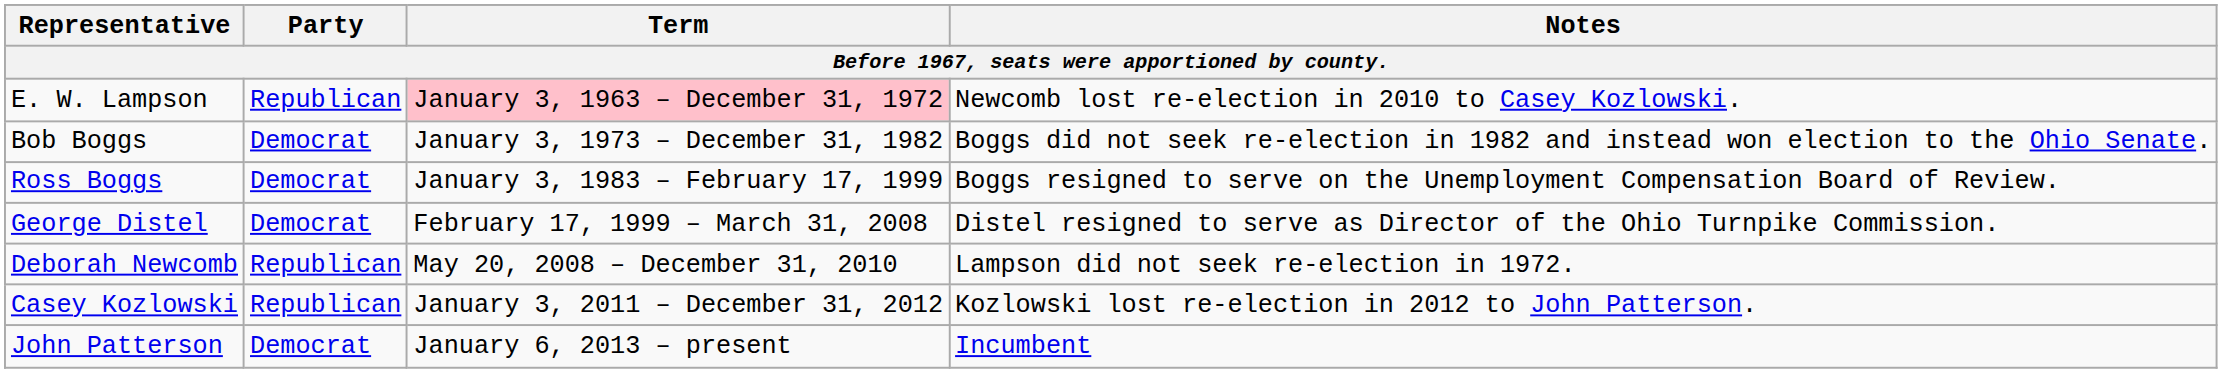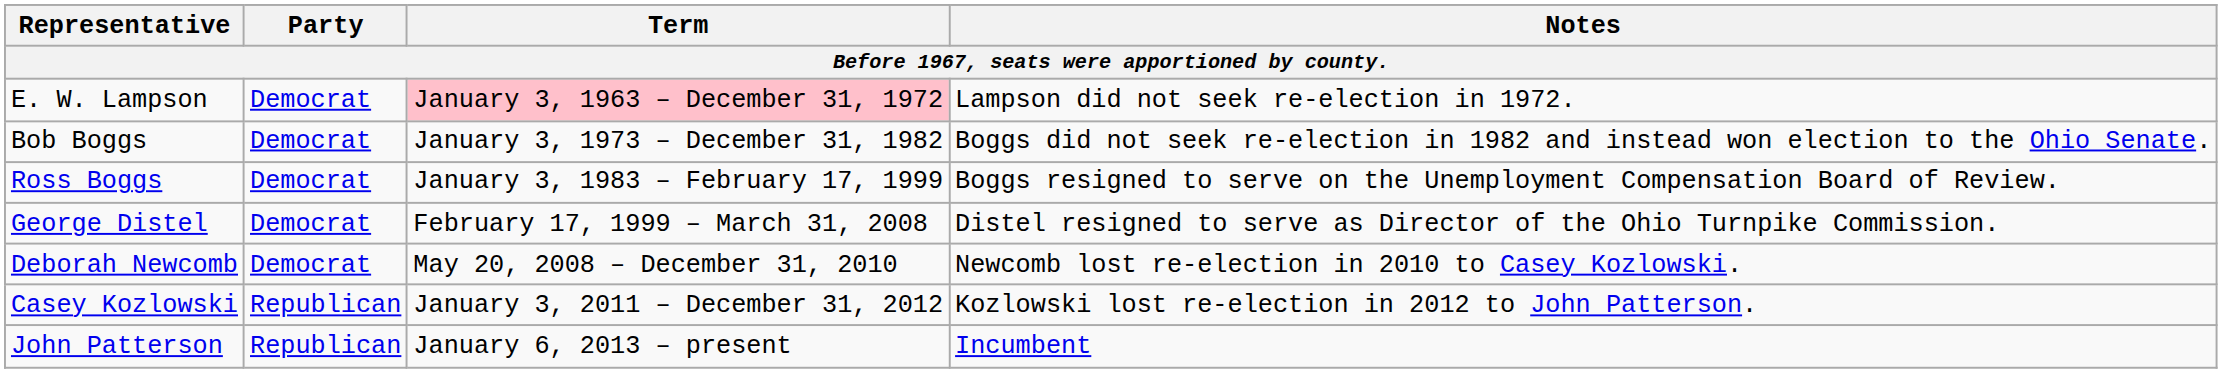(326, 100) Republican -> (311, 100) Democrat
(1349, 100) Newcomb lost re-election in 2010 to Casey Kozlowski. -> (1265, 100) Lampson did not seek re-election in 1972.
(326, 264) Republican -> (311, 264) Democrat
(1265, 264) Lampson did not seek re-election in 1972. -> (1349, 264) Newcomb lost re-election in 2010 to Casey Kozlowski.
(311, 347) Democrat -> (326, 347) Republican
